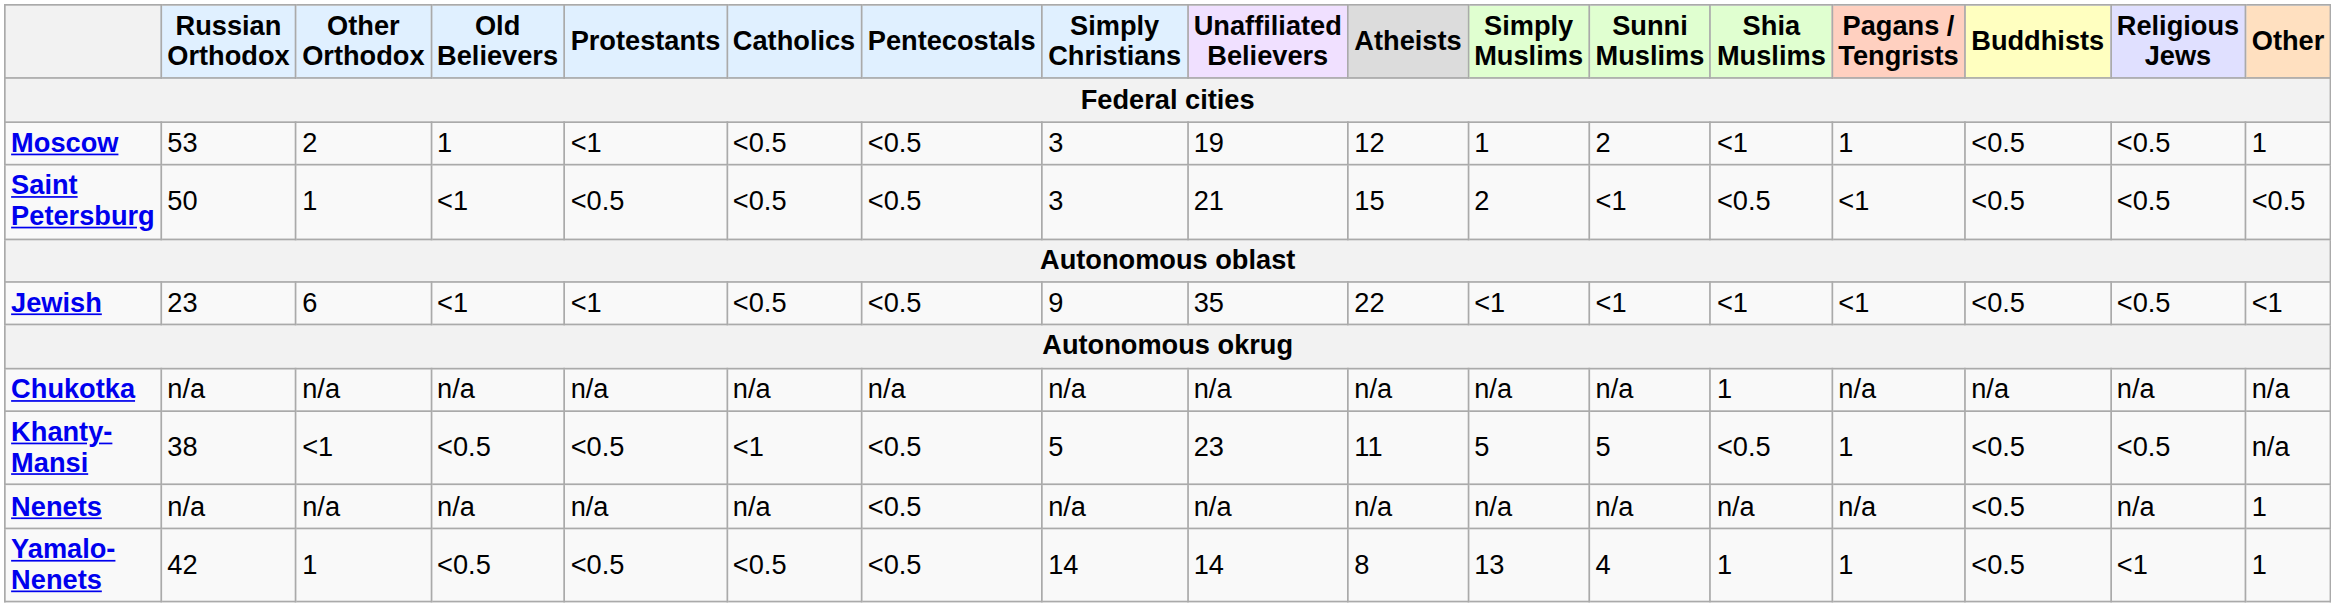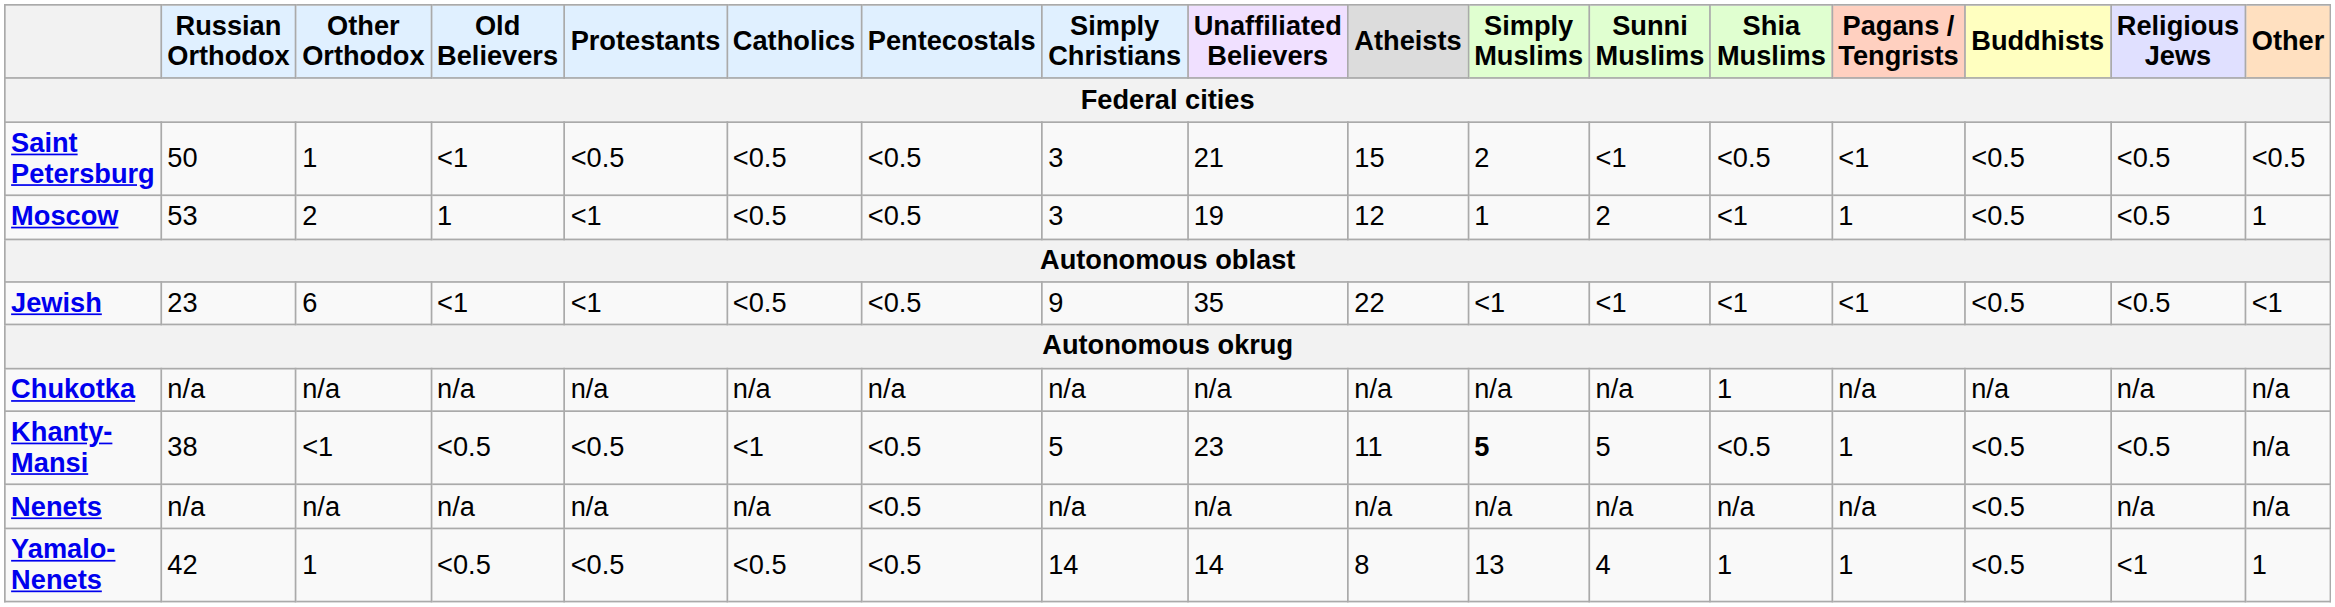rows swapped: (65, 142) <-> (83, 201)
(1482, 447) normal -> (1482, 447) bold
(2259, 506) 1 -> (2271, 506) n/a
